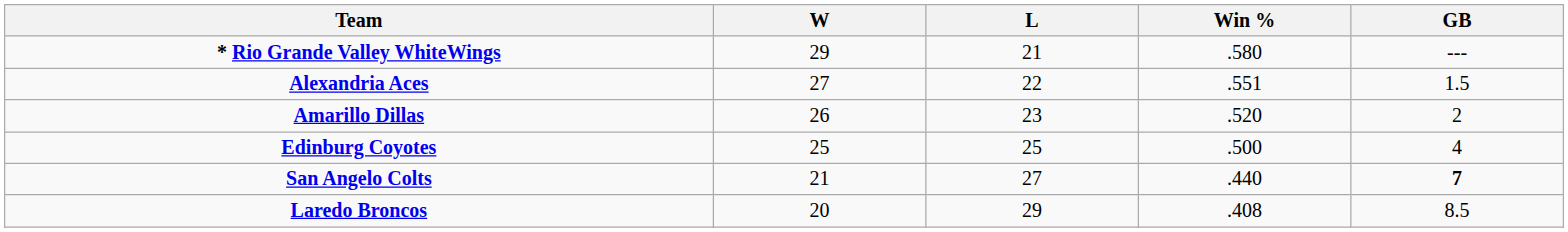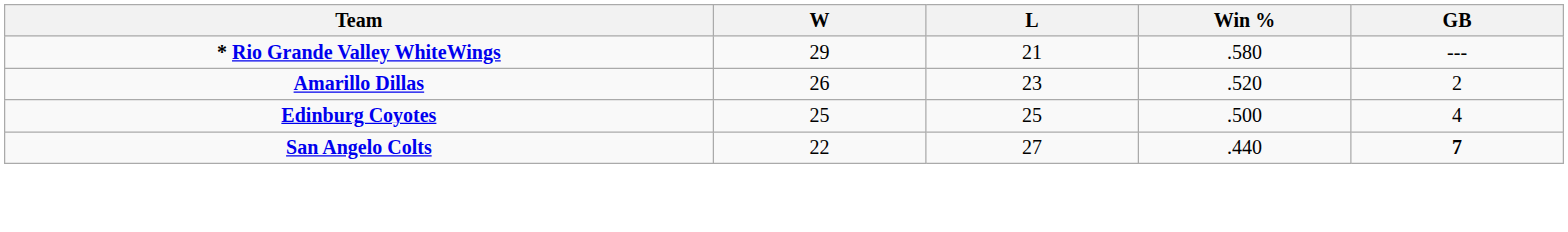- row: (359, 83)
(819, 178) 21 -> (819, 147) 22
- row: (359, 210)
